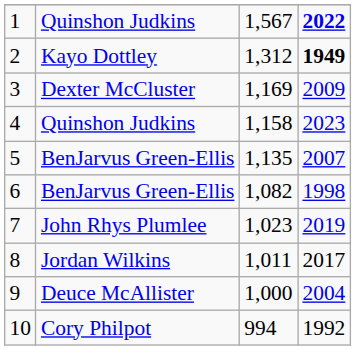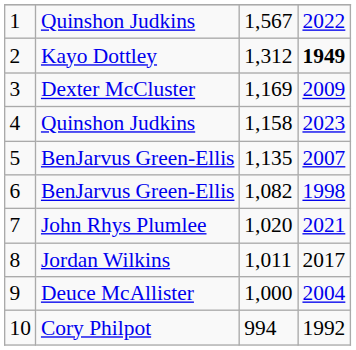(324, 21) bold -> (324, 21) normal
(268, 225) 1,023 -> (268, 225) 1,020
(324, 225) 2019 -> (324, 225) 2021
